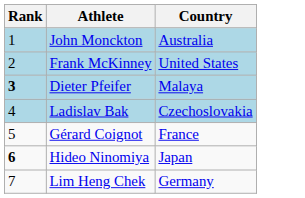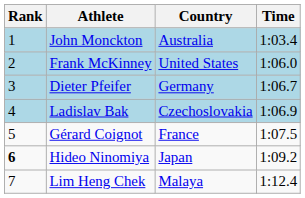+ column: (278, 16)
(12, 87) bold -> (12, 87) normal
(181, 87) Malaya -> (186, 87) Germany
(186, 181) Germany -> (181, 181) Malaya
